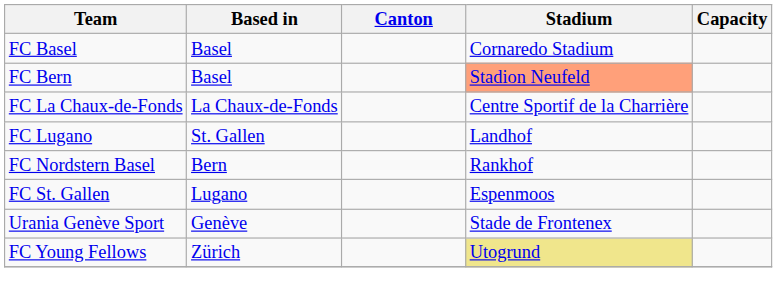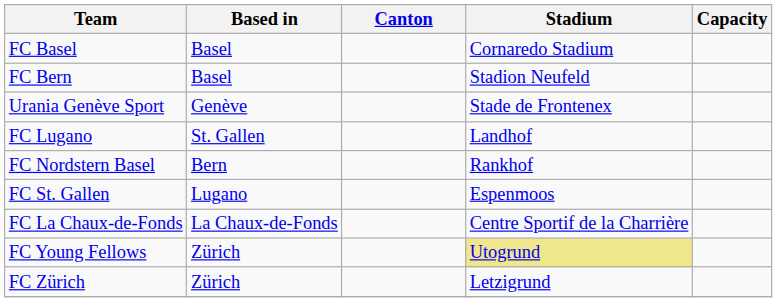(530, 77) lightsalmon background -> (530, 77) no background
rows swapped: (96, 106) <-> (86, 223)
+ row: (47, 281)
